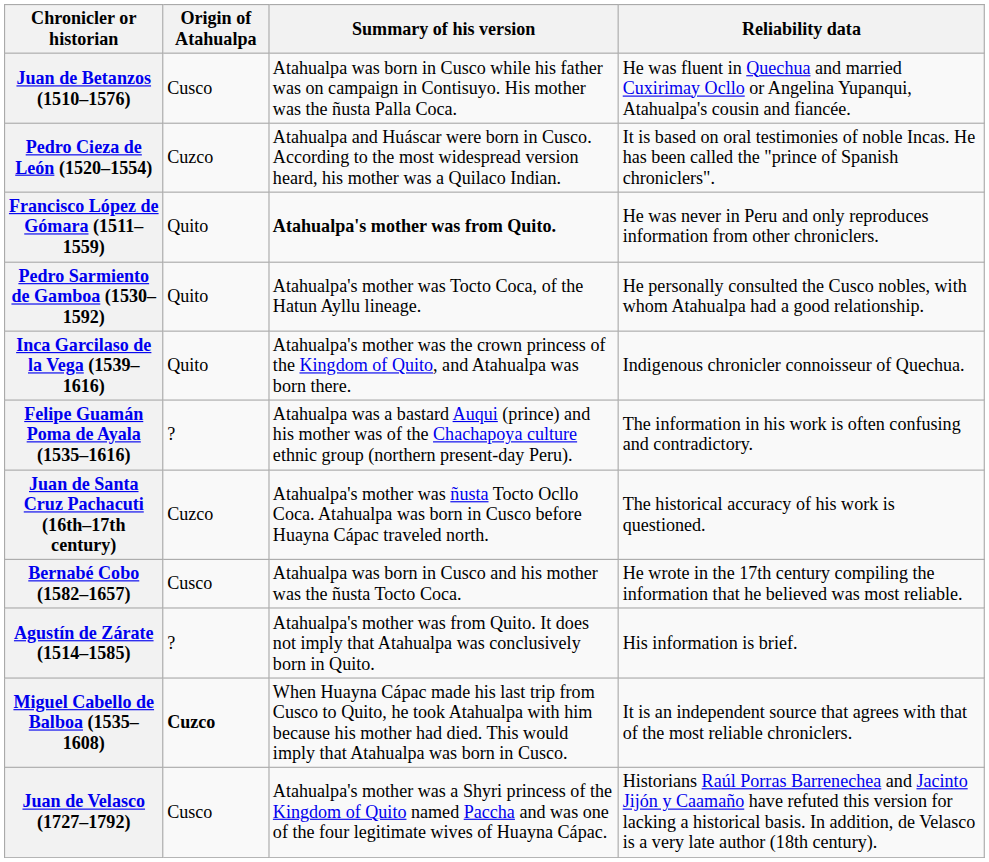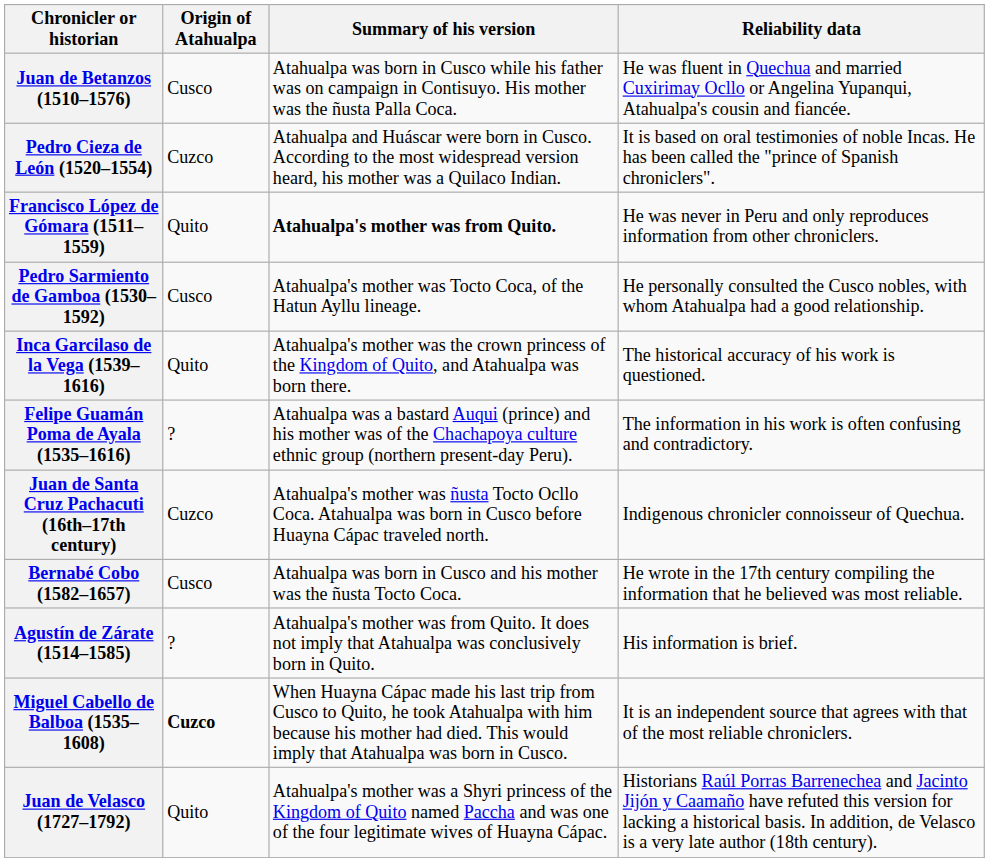(188, 296) Quito -> (190, 296) Cusco
(794, 365) Indigenous chronicler connoisseur of Quechua. -> (759, 365) The historical accuracy of his work is questioned.
(759, 514) The historical accuracy of his work is questioned. -> (794, 514) Indigenous chronicler connoisseur of Quechua.
(190, 812) Cusco -> (188, 812) Quito
